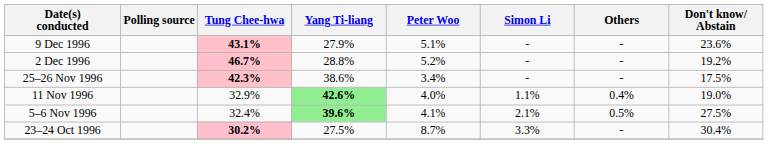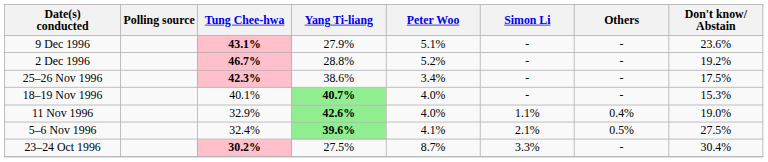+ row: (63, 96)
